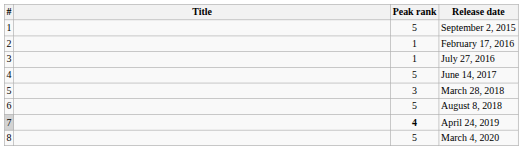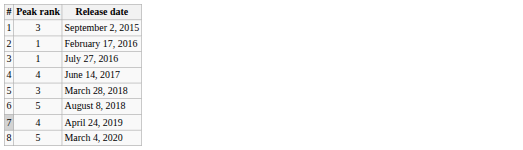- column: (202, 12)
(415, 28) 5 -> (38, 28) 3
(415, 75) 5 -> (38, 75) 4
(415, 122) bold -> (38, 122) normal
